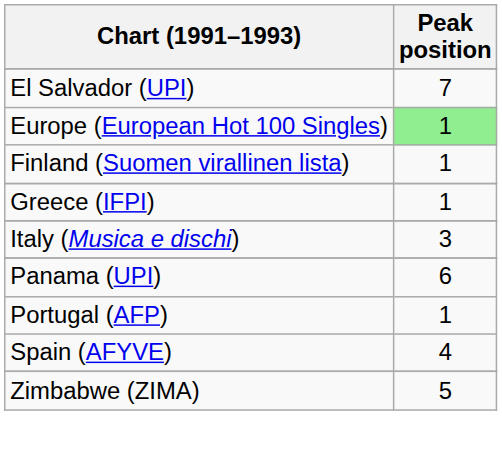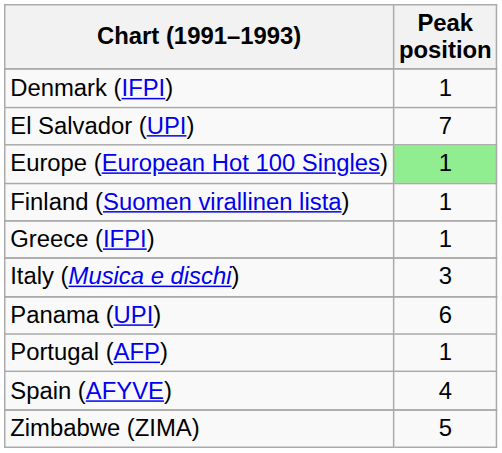+ row: (92, 88)
